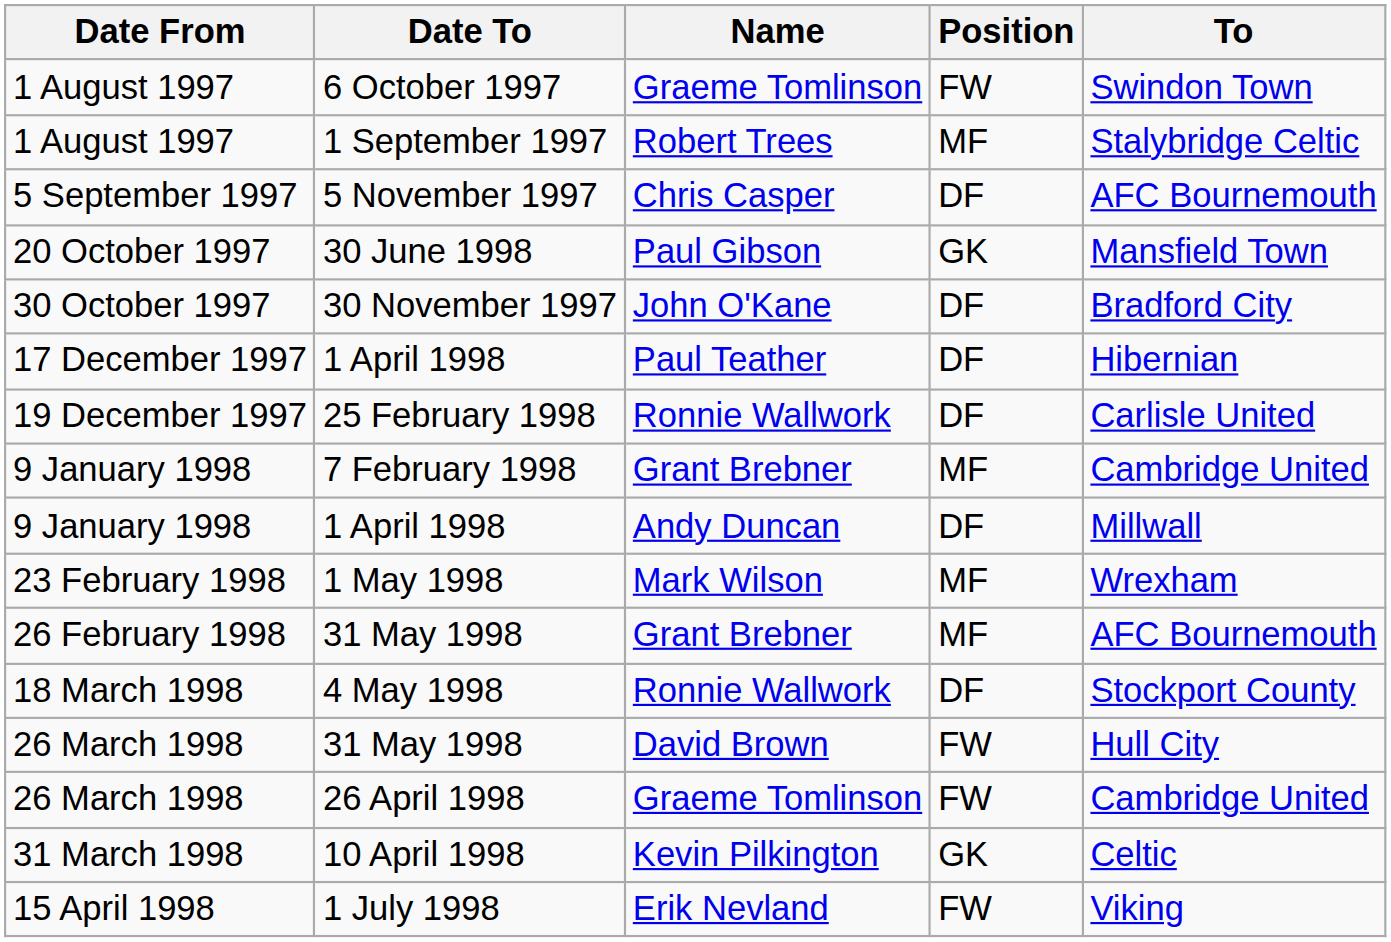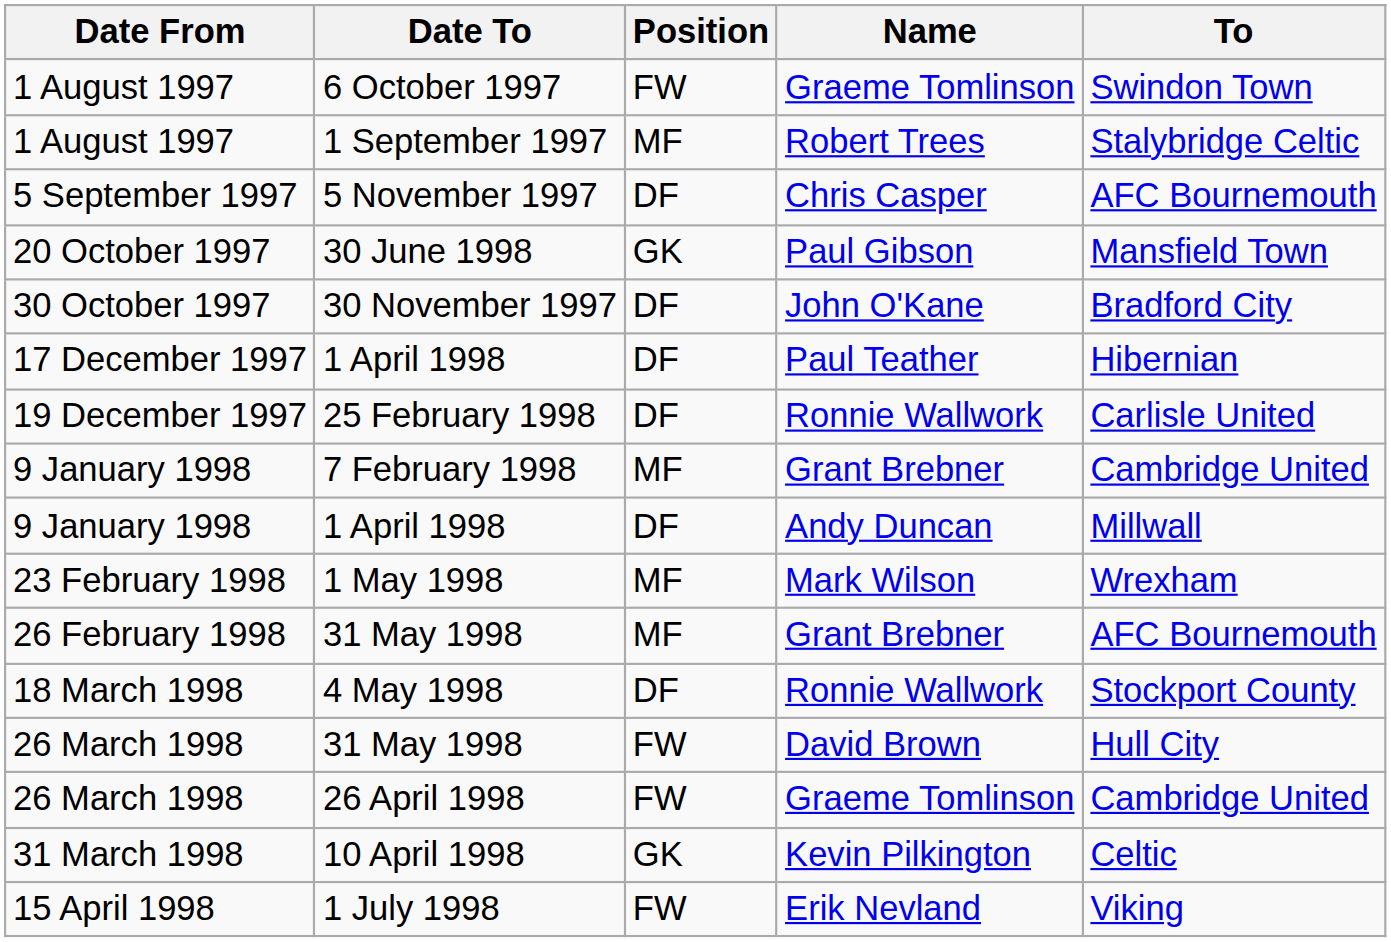columns swapped: (1006, 31) <-> (778, 31)
